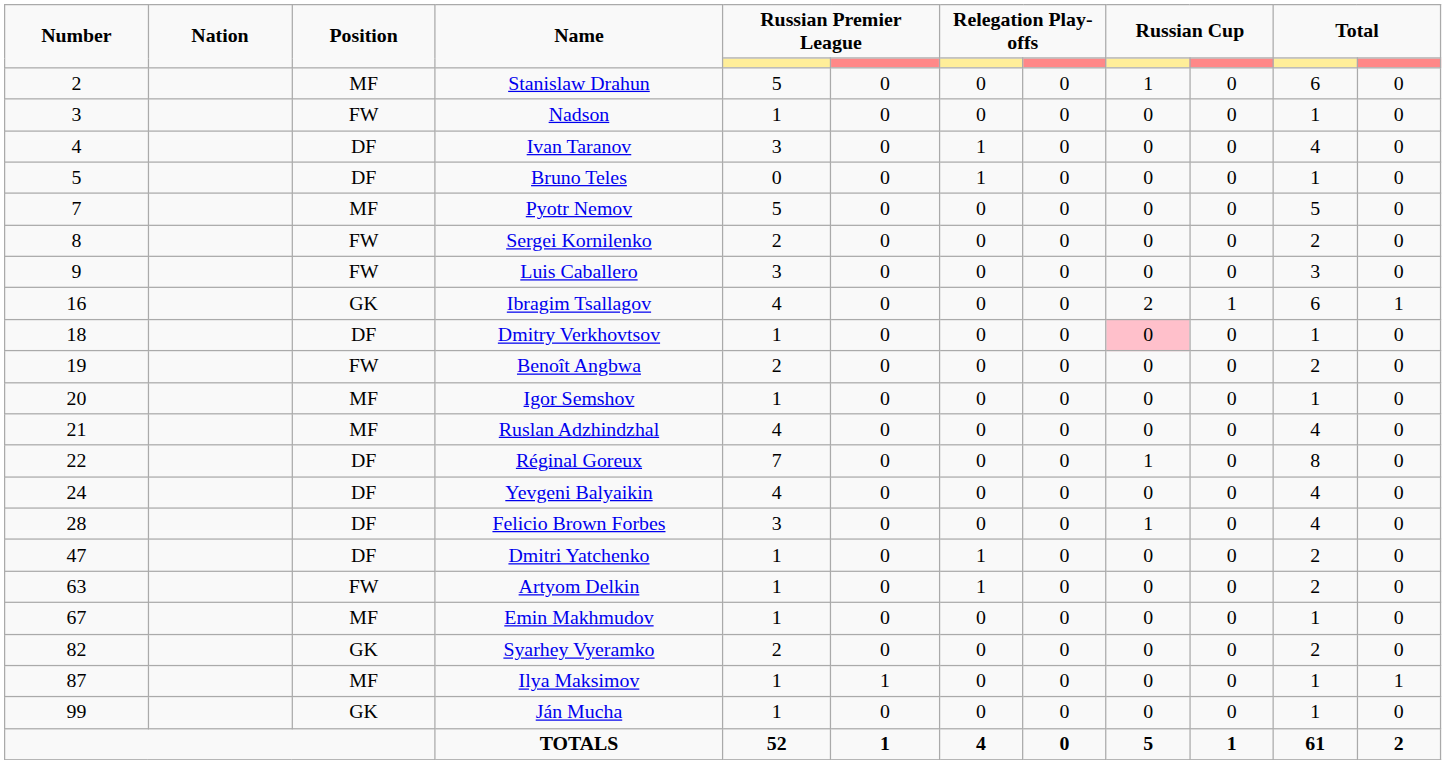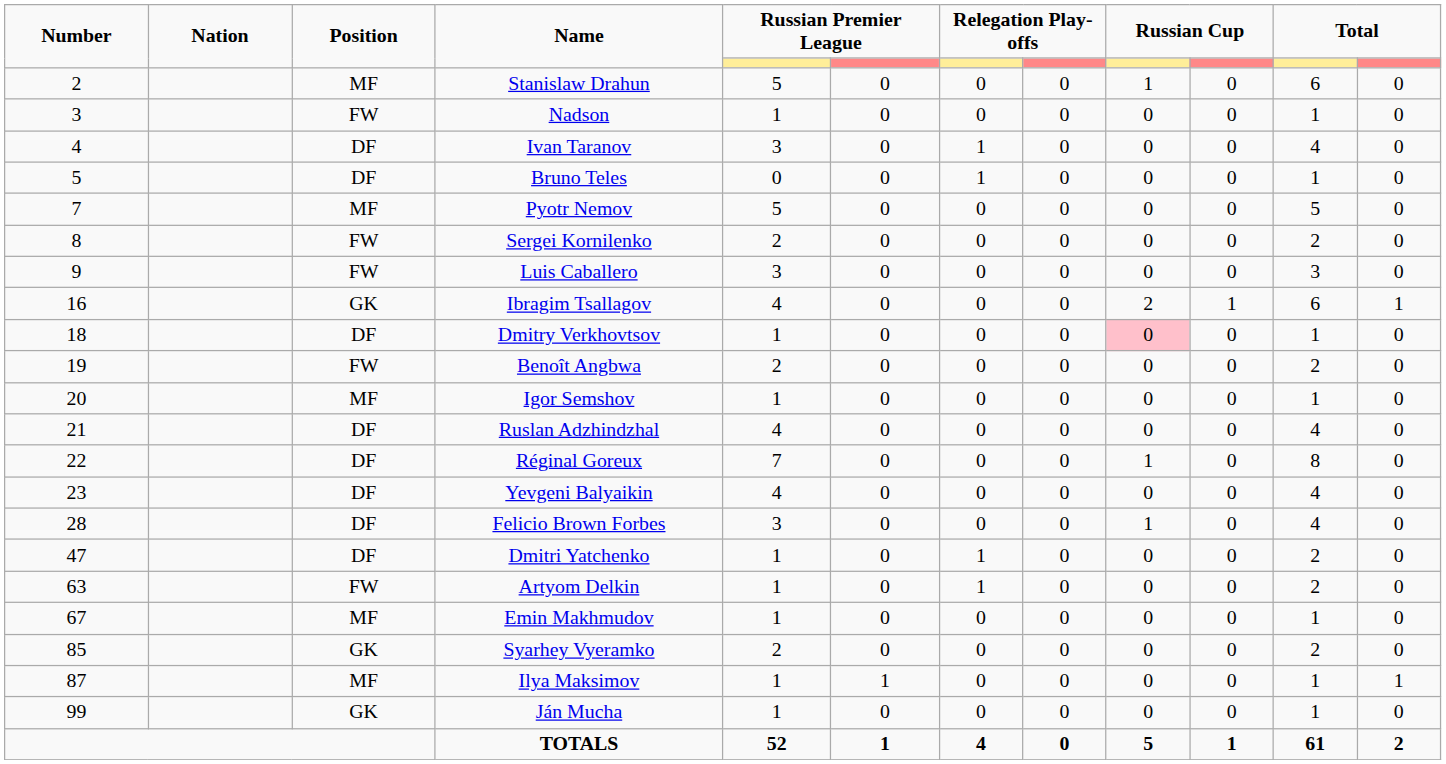(364, 429) MF -> (364, 429) DF
(76, 492) 24 -> (76, 492) 23
(76, 649) 82 -> (76, 649) 85
